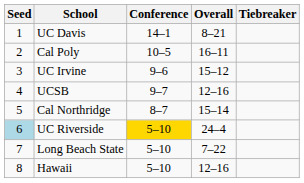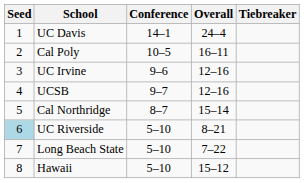(214, 33) 8–21 -> (214, 33) 24–4
(214, 71) 15–12 -> (214, 71) 12–16
(159, 129) gold background -> (159, 129) no background
(214, 129) 24–4 -> (214, 129) 8–21
(214, 168) 12–16 -> (214, 168) 15–12
